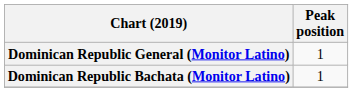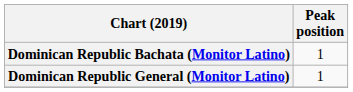rows swapped: (149, 76) <-> (149, 53)
